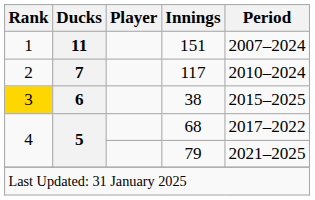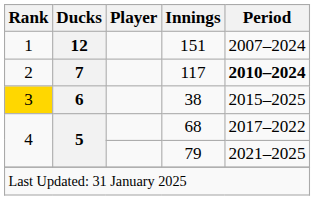(79, 45) 11 -> (79, 45) 12
(267, 72) normal -> (267, 72) bold
